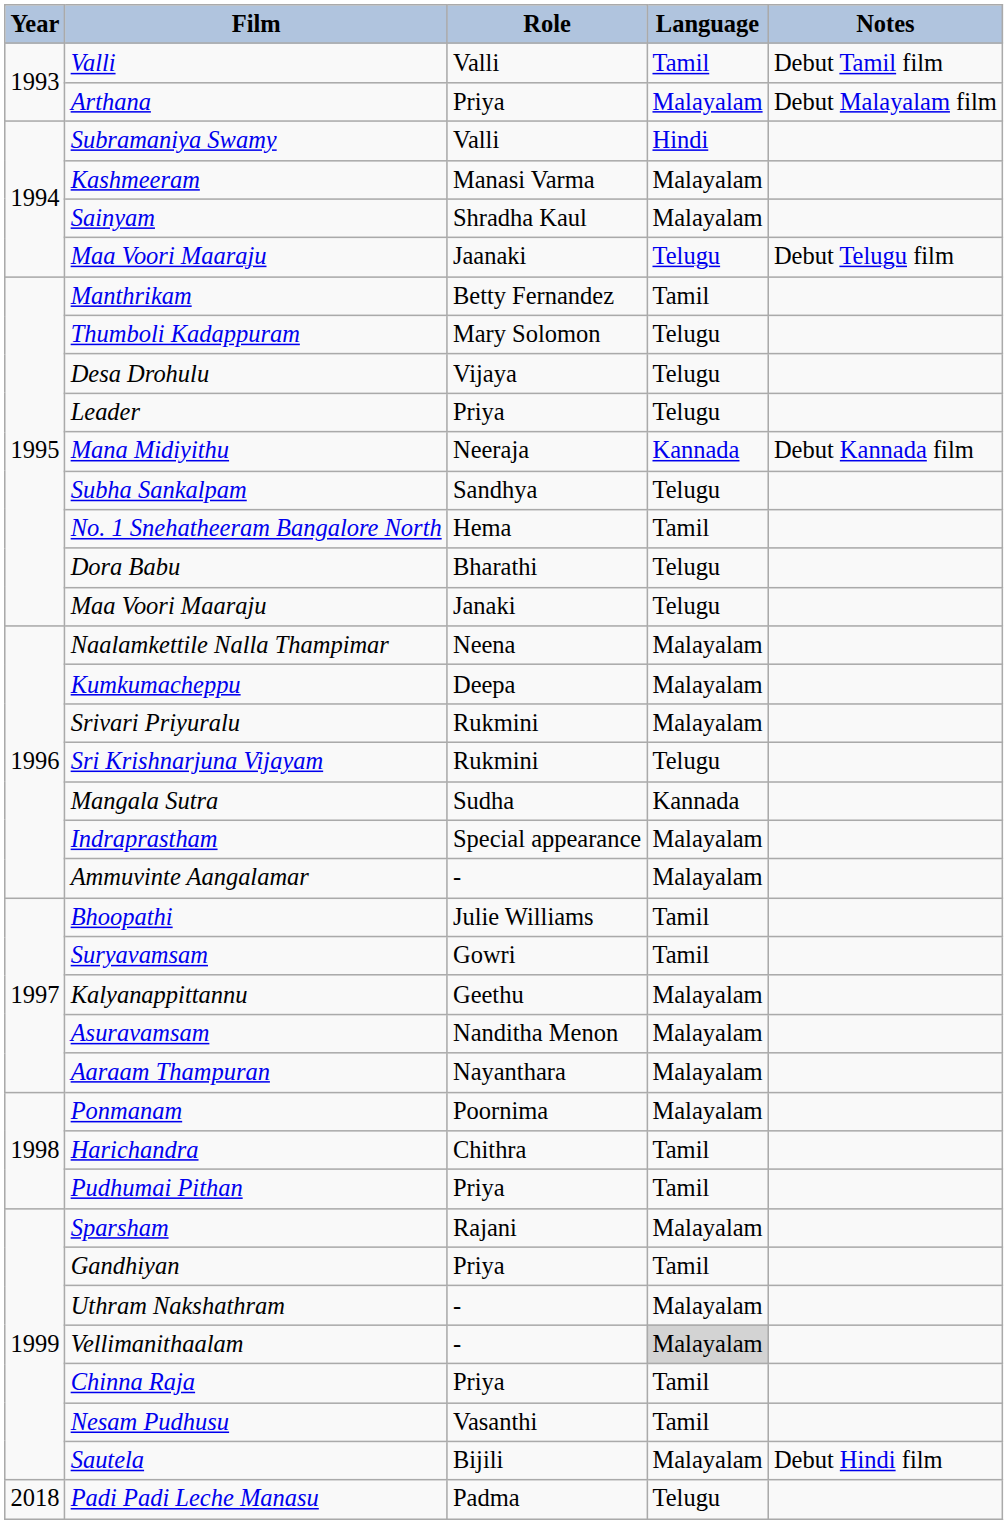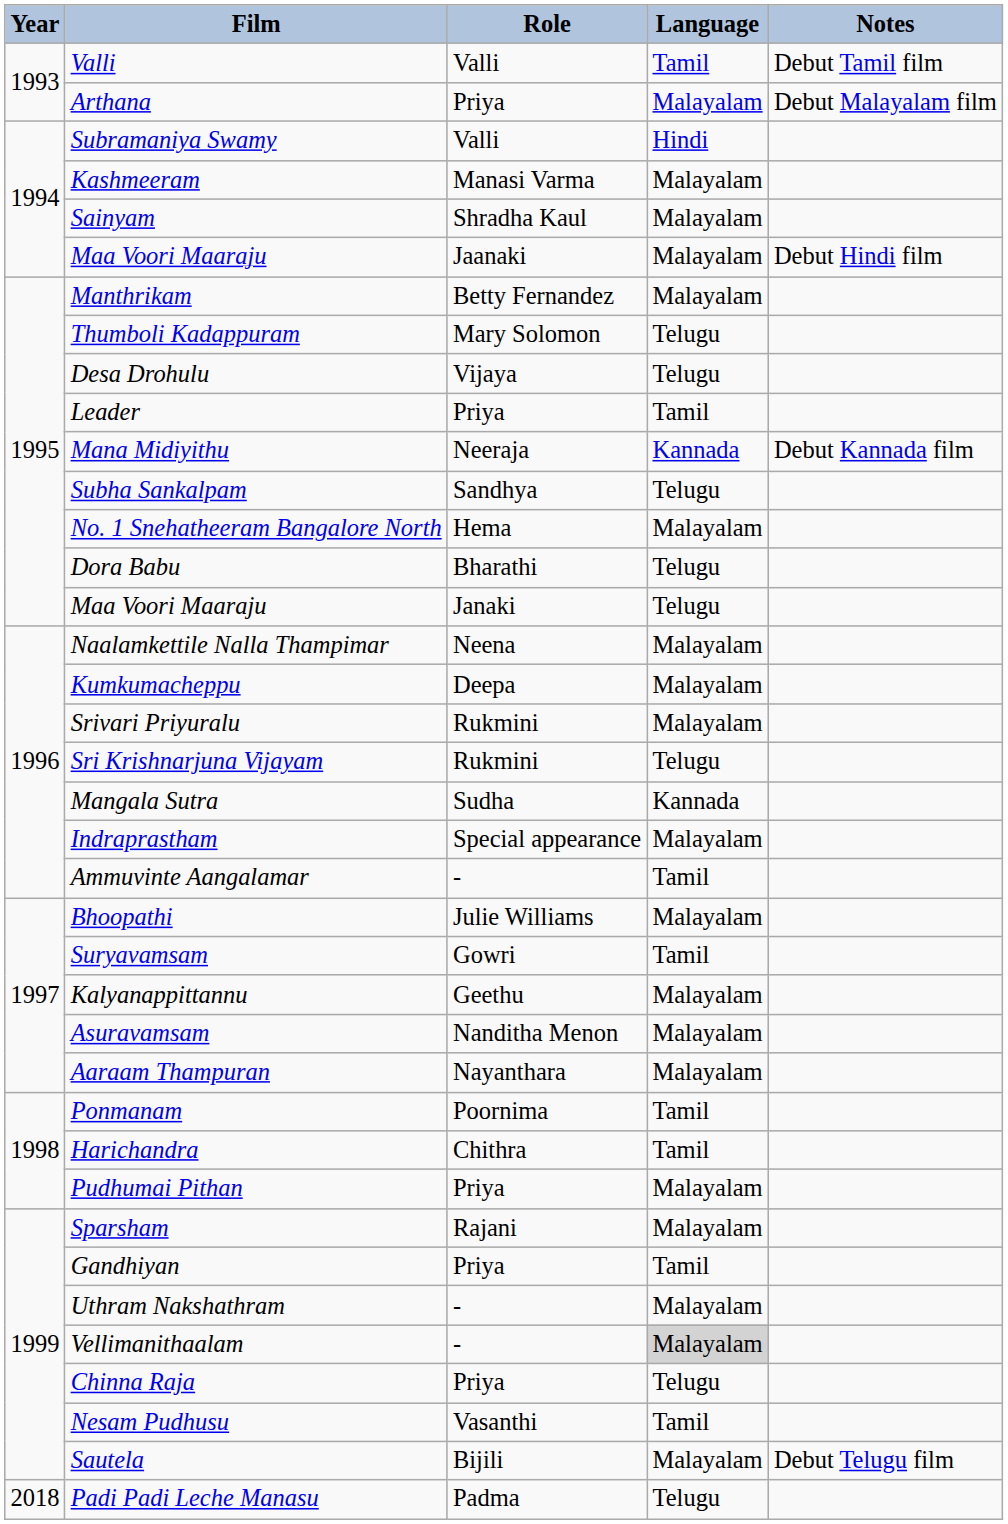(686, 256) Telugu -> (708, 256) Malayalam
(864, 256) Debut Telugu film -> (858, 256) Debut Hindi film
(681, 295) Tamil -> (708, 295) Malayalam
(686, 412) Telugu -> (681, 412) Tamil
(681, 528) Tamil -> (708, 528) Malayalam
(708, 878) Malayalam -> (681, 878) Tamil
(681, 916) Tamil -> (708, 916) Malayalam
(708, 1110) Malayalam -> (681, 1110) Tamil
(681, 1188) Tamil -> (708, 1188) Malayalam
(681, 1382) Tamil -> (686, 1382) Telugu
(858, 1460) Debut Hindi film -> (864, 1460) Debut Telugu film
